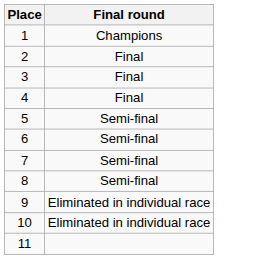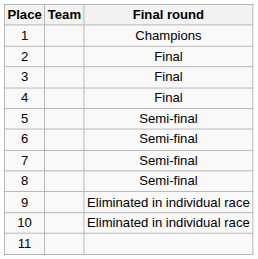+ column: (64, 14)
